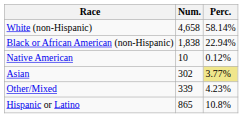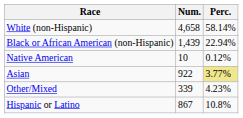(189, 43) 1,838 -> (189, 43) 1,439
(185, 74) 302 -> (185, 74) 922
(185, 105) 865 -> (185, 105) 867
